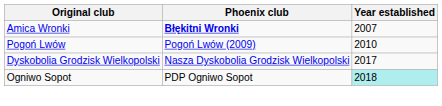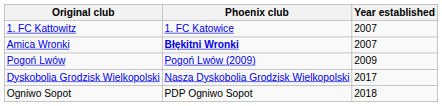+ row: (41, 28)
(366, 45) 2010 -> (366, 61) 2009
(366, 77) paleturquoise background -> (366, 93) no background
